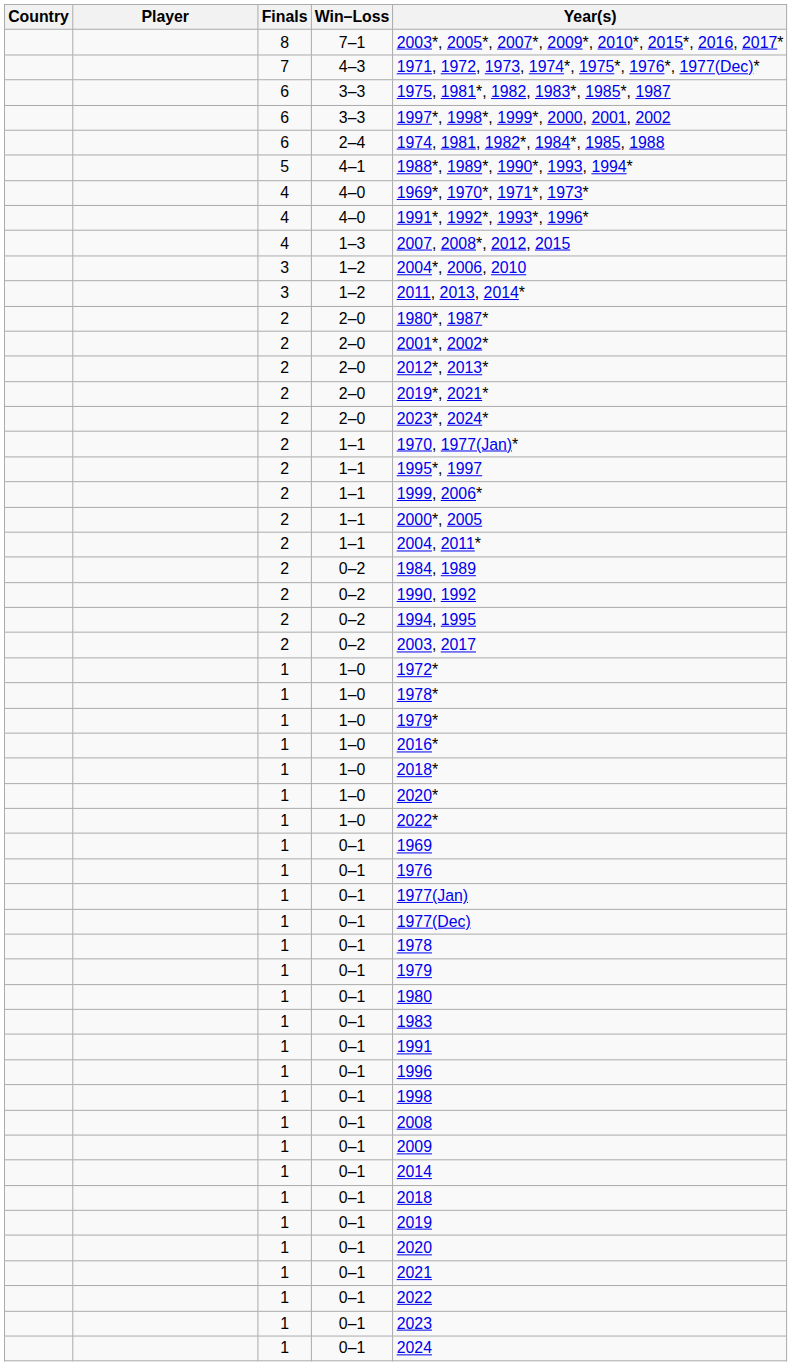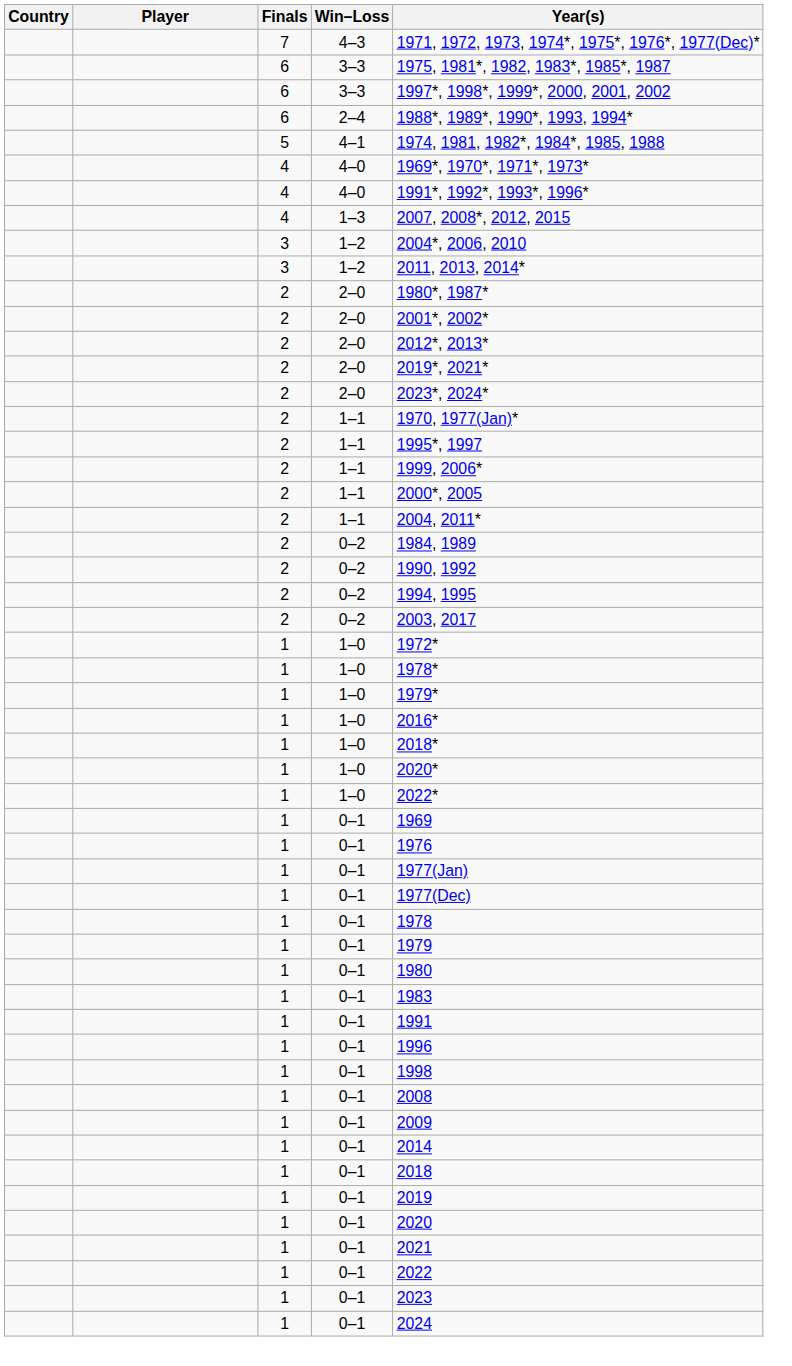- row: (285, 42)
(531, 142) 1974, 1981, 1982*, 1984*, 1985, 1988 -> (515, 117) 1988*, 1989*, 1990*, 1993, 1994*
(515, 167) 1988*, 1989*, 1990*, 1993, 1994* -> (531, 142) 1974, 1981, 1982*, 1984*, 1985, 1988
